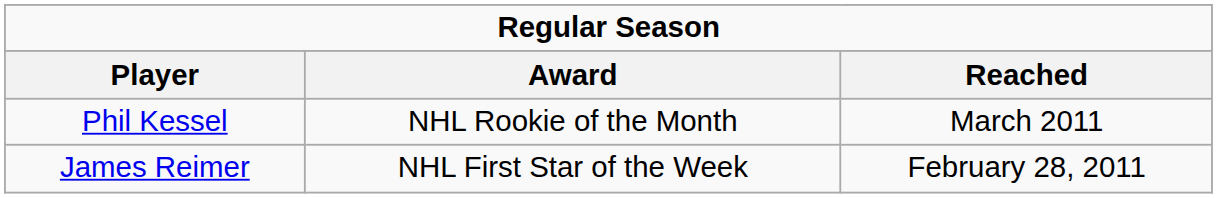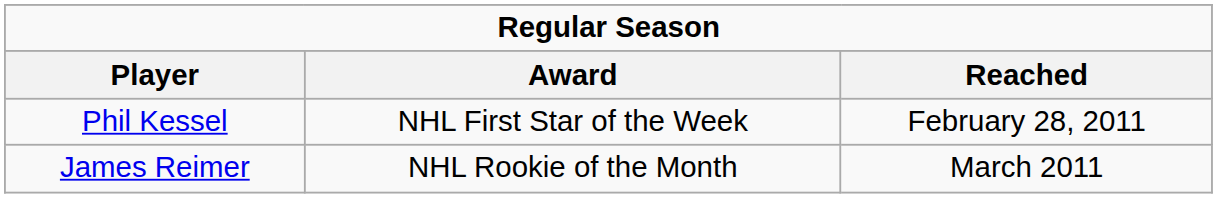(573, 121) NHL Rookie of the Month -> (573, 121) NHL First Star of the Week
(1027, 121) March 2011 -> (1027, 121) February 28, 2011
(573, 167) NHL First Star of the Week -> (573, 167) NHL Rookie of the Month
(1027, 167) February 28, 2011 -> (1027, 167) March 2011
